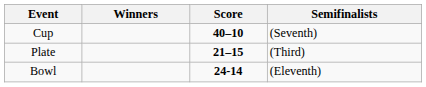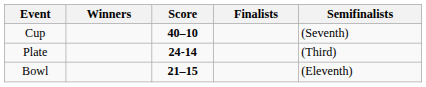+ column: (256, 14)
(228, 52) 21–15 -> (183, 52) 24-14
(228, 71) 24-14 -> (183, 71) 21–15
